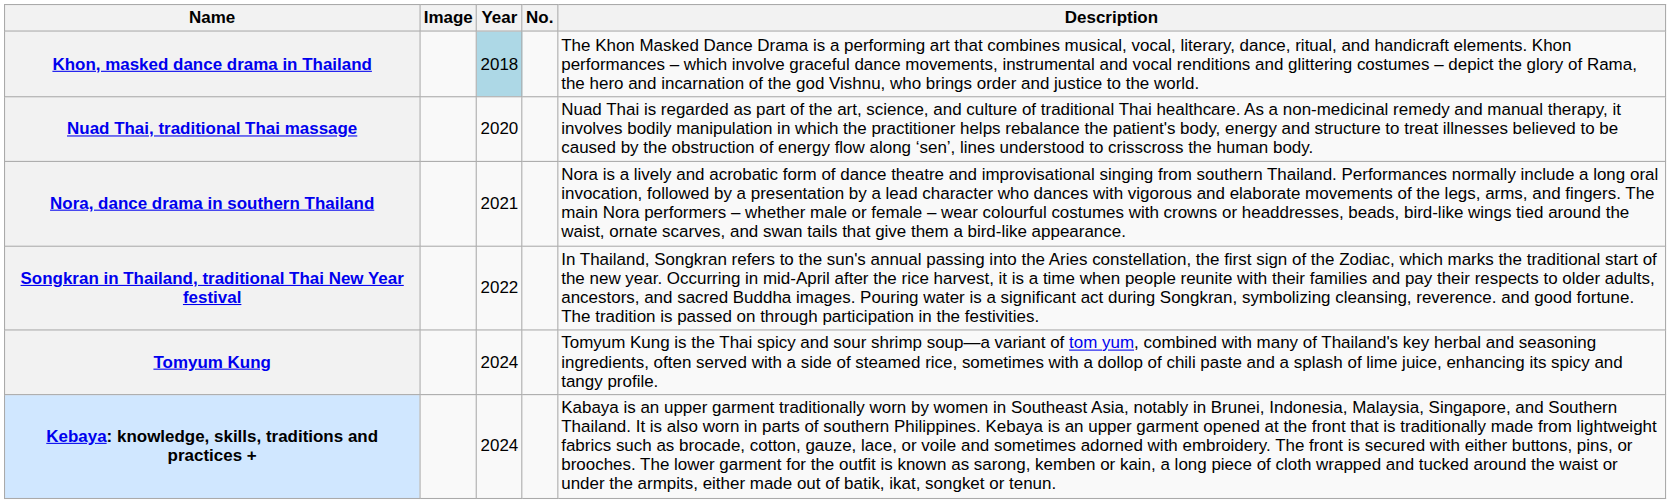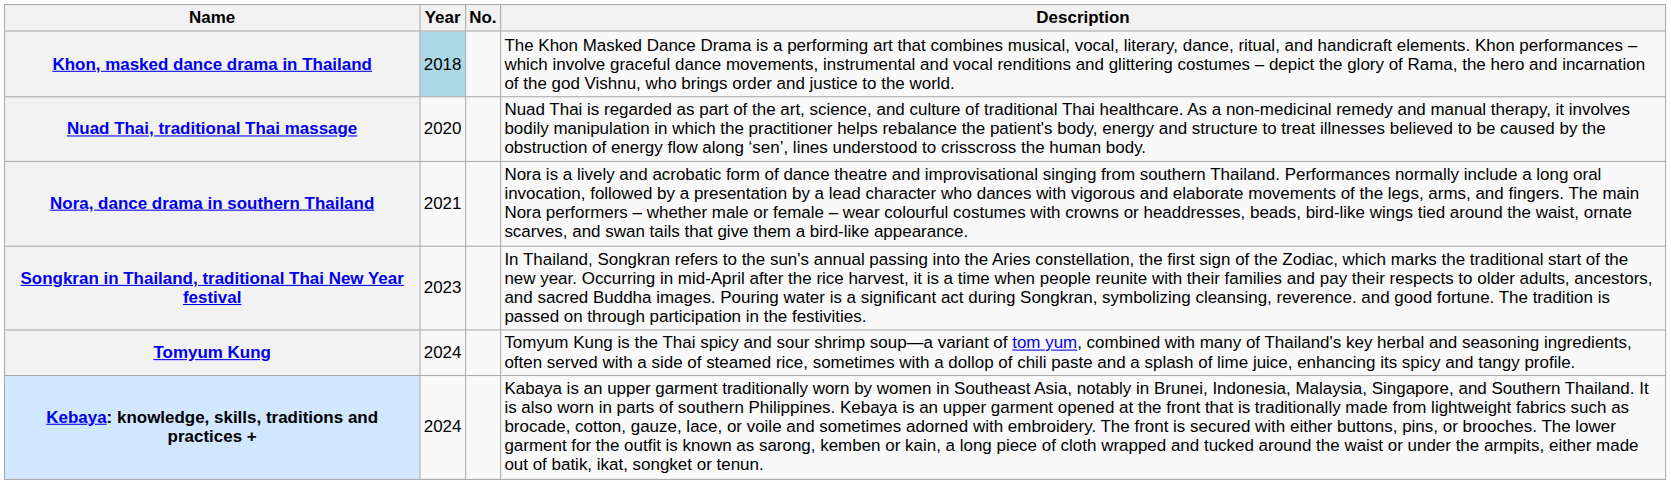- column: (448, 17)
(499, 287) 2022 -> (443, 287) 2023
